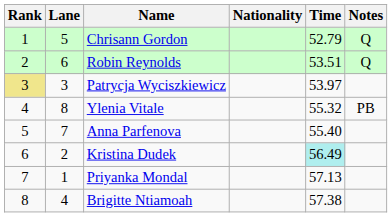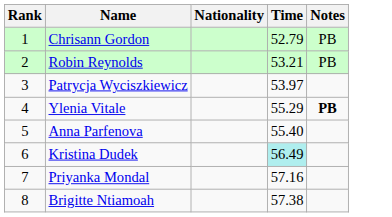- column: (64, 16)
(366, 39) Q -> (328, 39) PB
(325, 62) 53.51 -> (287, 62) 53.21
(366, 62) Q -> (328, 62) PB
(25, 85) khaki background -> (25, 85) no background
(325, 108) 55.32 -> (287, 108) 55.29
(366, 108) normal -> (328, 108) bold
(325, 177) 57.13 -> (287, 177) 57.16
